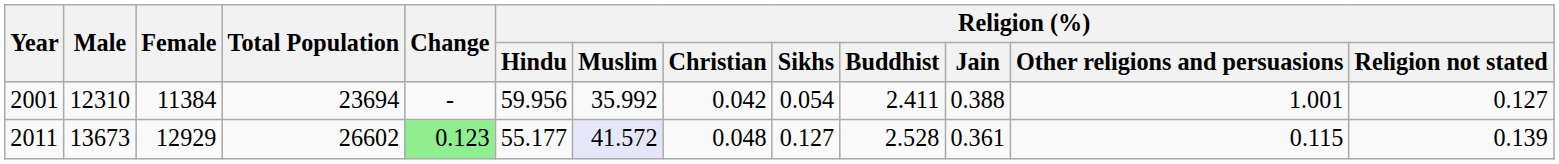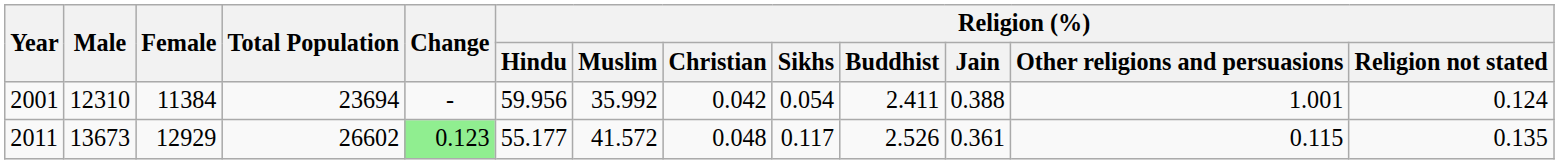(1521, 100) 0.127 -> (1521, 100) 0.124
(624, 138) lavender background -> (624, 138) no background
(807, 138) 0.127 -> (807, 138) 0.117
(912, 138) 2.528 -> (912, 138) 2.526
(1521, 138) 0.139 -> (1521, 138) 0.135
